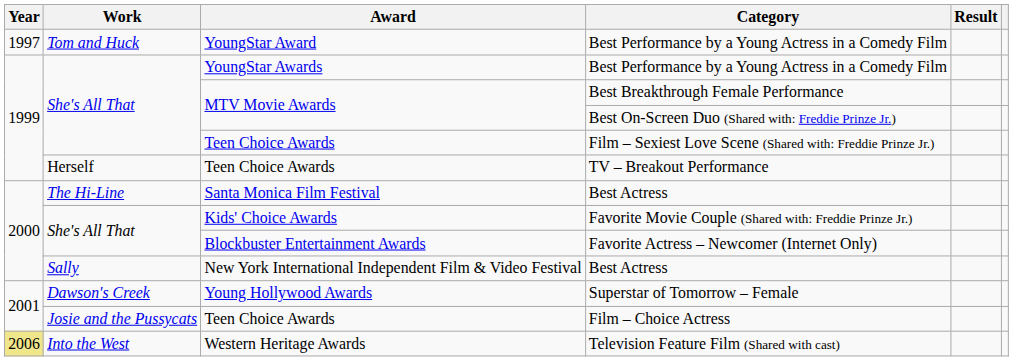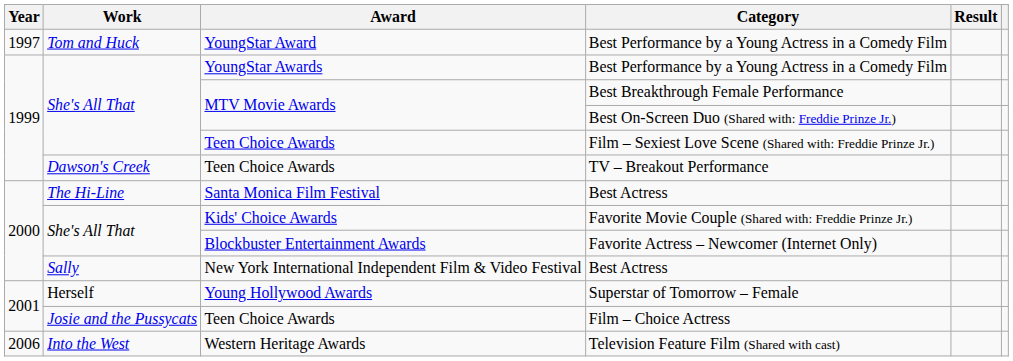(70, 167) Herself -> (98, 167) Dawson's Creek
(98, 293) Dawson's Creek -> (70, 293) Herself
(24, 343) khaki background -> (24, 343) no background
